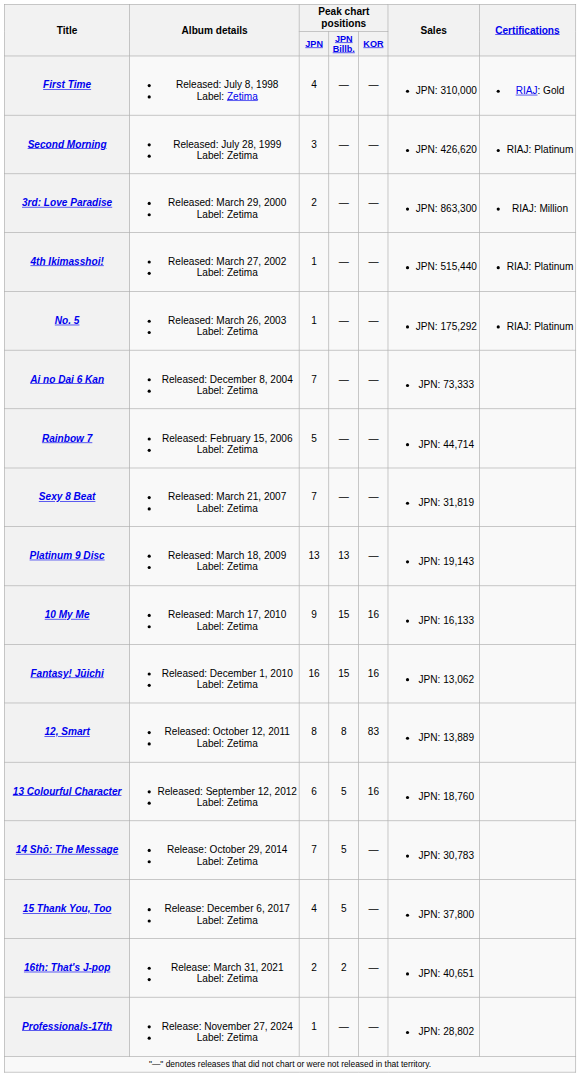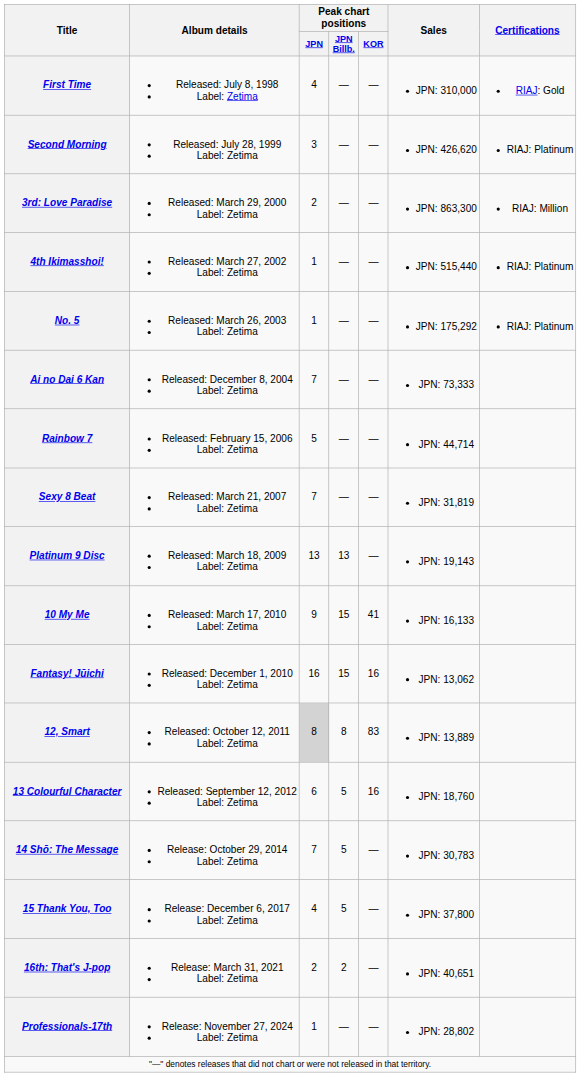(373, 615) 16 -> (373, 615) 41
(314, 732) no background -> (314, 732) lightgrey background
